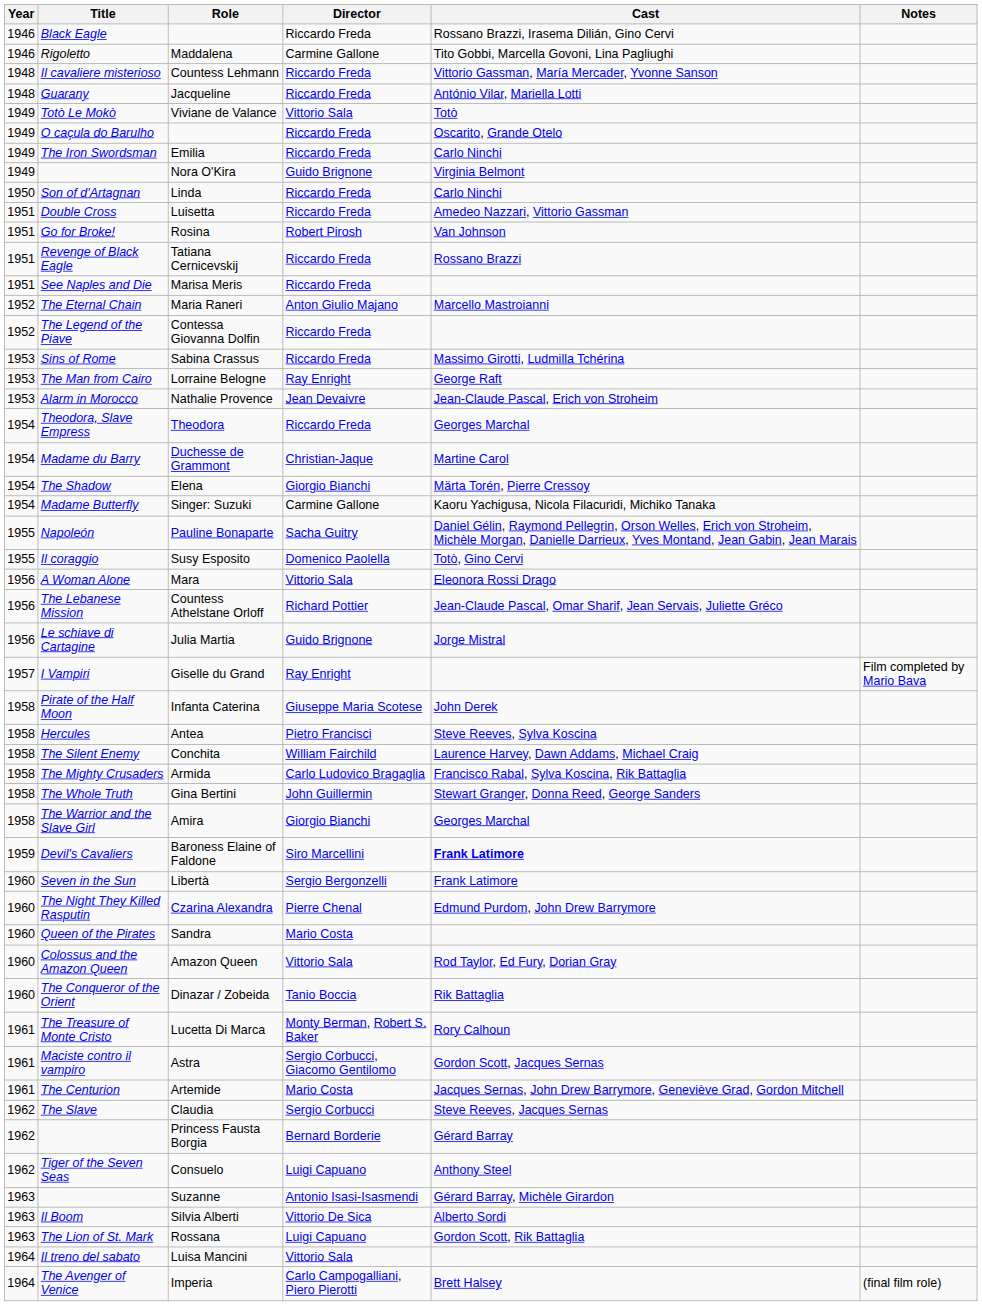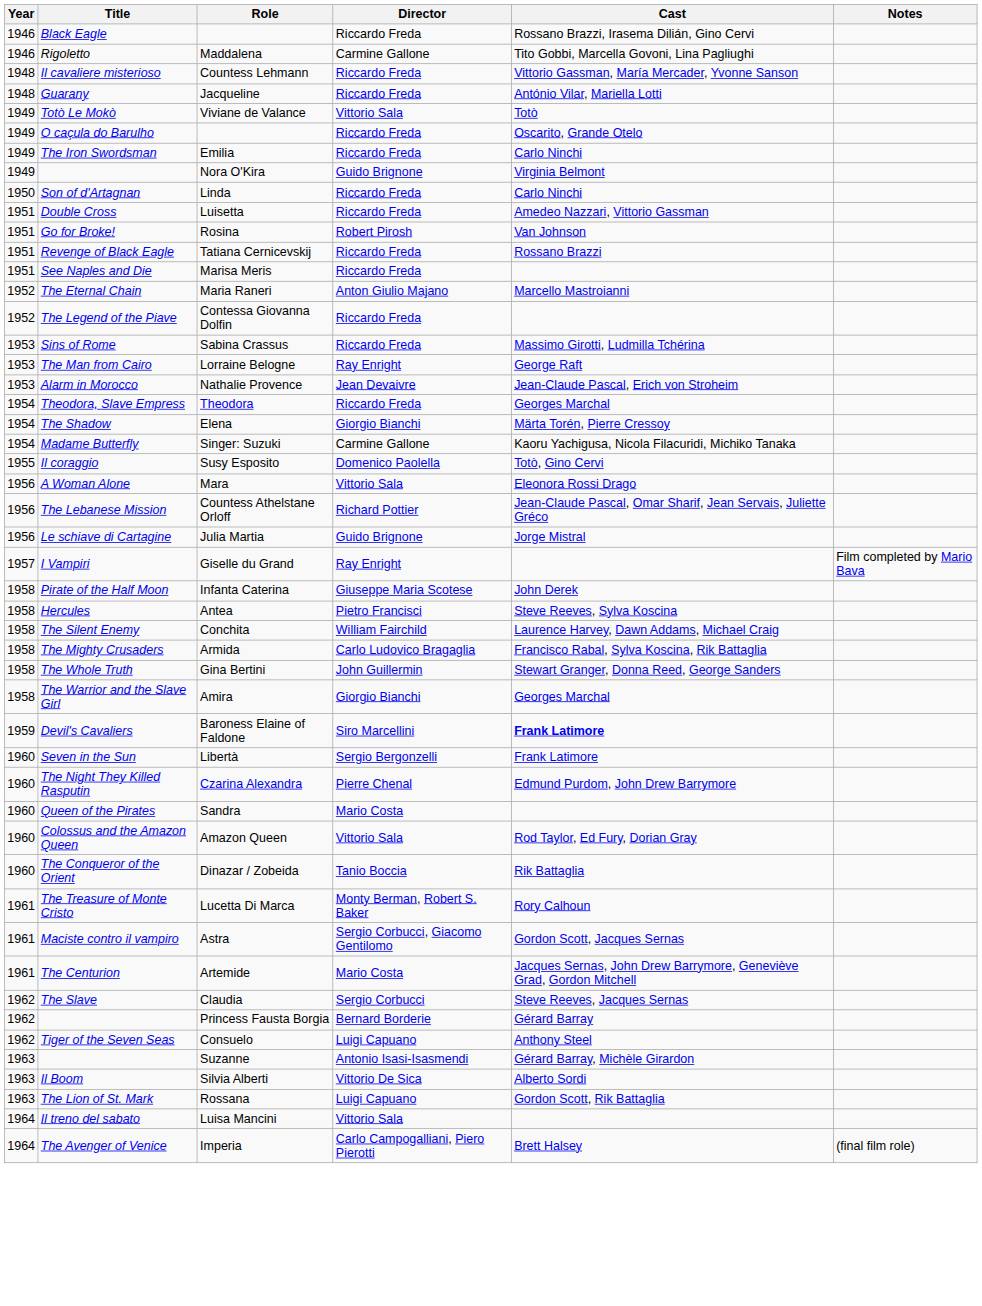- row: (90, 459)
- row: (67, 532)
